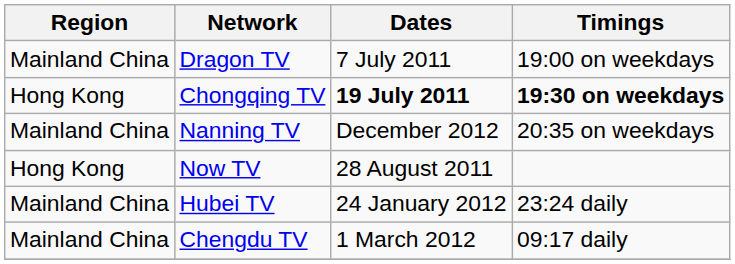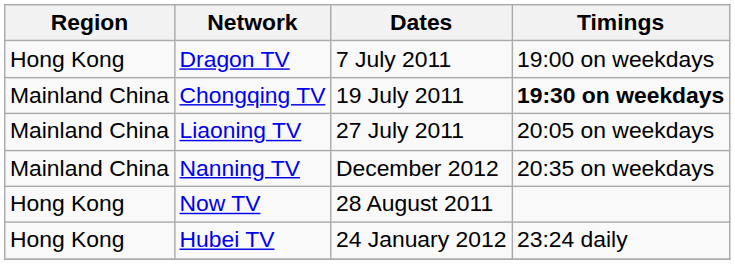(89, 58) Mainland China -> (67, 58) Hong Kong
(67, 95) Hong Kong -> (89, 95) Mainland China
(403, 95) bold -> (400, 95) normal
+ row: (240, 131)
(89, 204) Mainland China -> (67, 240) Hong Kong
- row: (244, 240)
